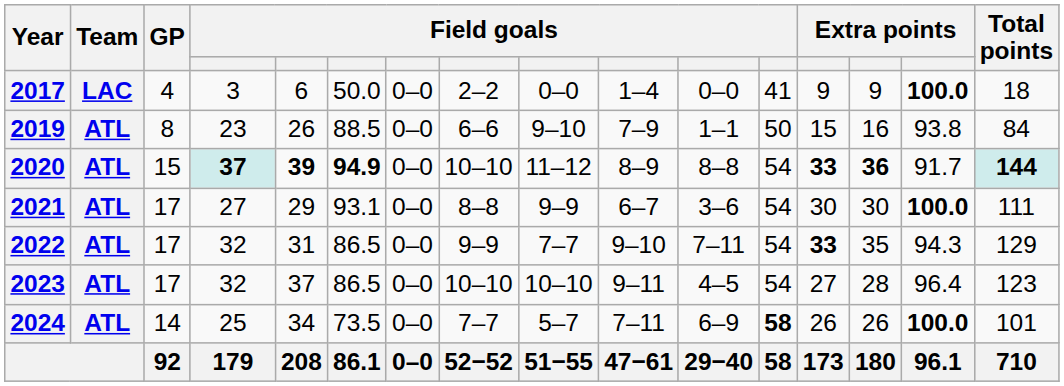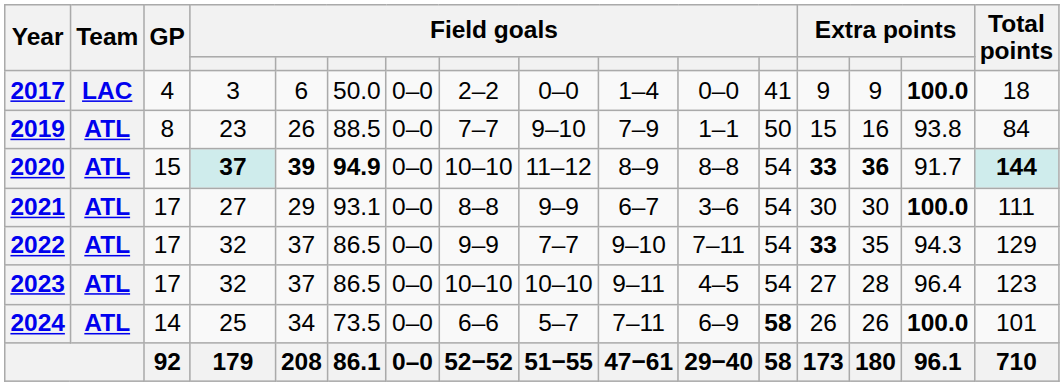(479, 129) 6–6 -> (479, 129) 7–7
(301, 245) 31 -> (301, 245) 37
(479, 323) 7–7 -> (479, 323) 6–6
